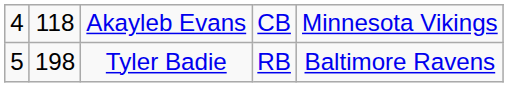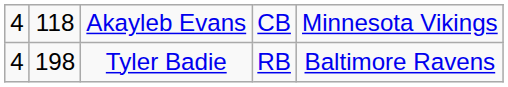(17, 61) 5 -> (17, 61) 4
